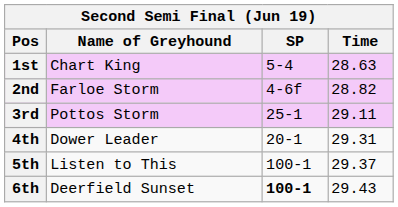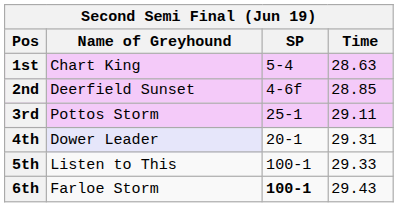(104, 91) Farloe Storm -> (123, 91) Deerfield Sunset
(354, 91) 28.82 -> (354, 91) 28.85
(104, 140) no background -> (104, 140) lavender background
(354, 164) 29.37 -> (354, 164) 29.33
(123, 189) Deerfield Sunset -> (104, 189) Farloe Storm
